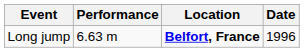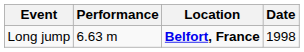(281, 36) 1996 -> (281, 36) 1998
